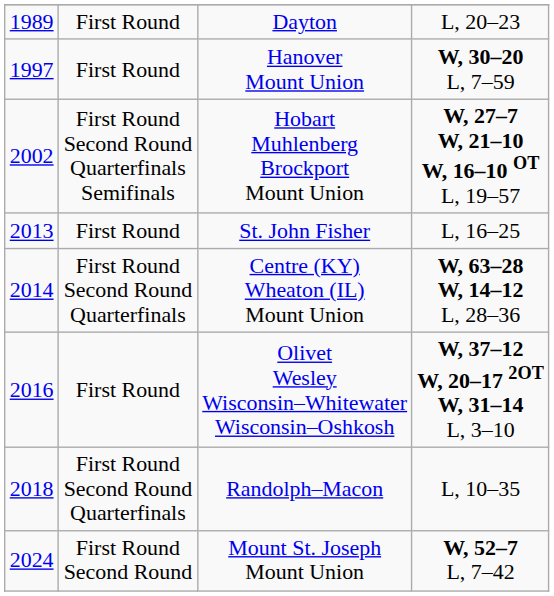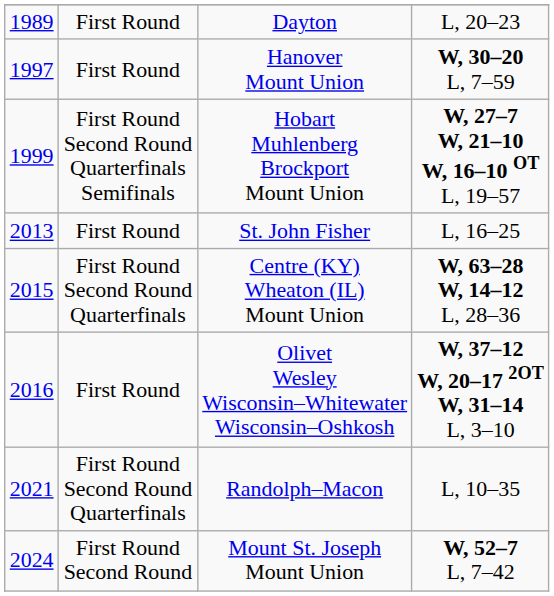(32, 156) 2002 -> (32, 156) 1999
(32, 290) 2014 -> (32, 290) 2015
(32, 488) 2018 -> (32, 488) 2021
